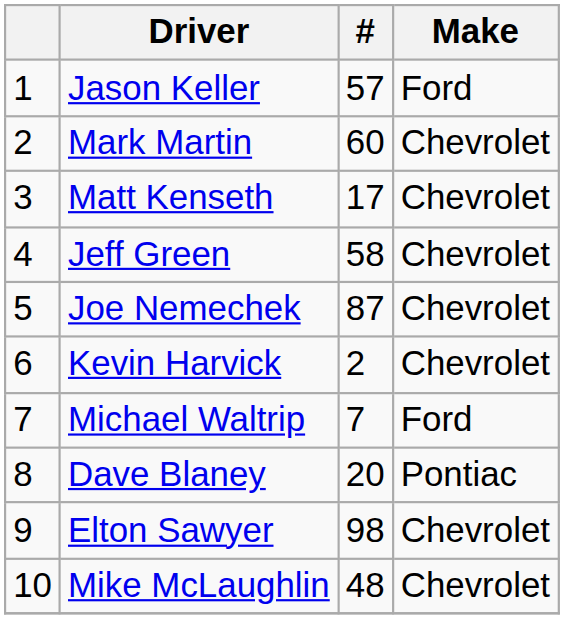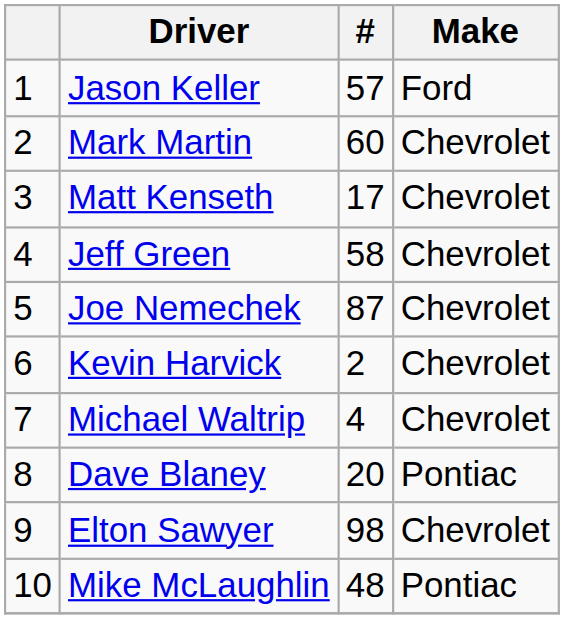(356, 419) 7 -> (356, 419) 4
(437, 419) Ford -> (475, 419) Chevrolet
(475, 585) Chevrolet -> (459, 585) Pontiac
